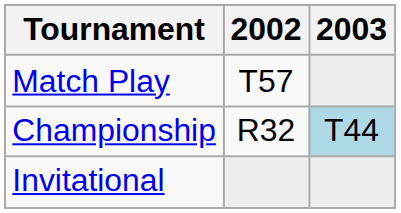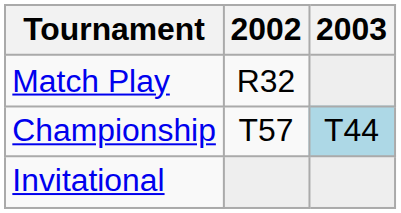(266, 80) T57 -> (266, 80) R32
(266, 130) R32 -> (266, 130) T57
